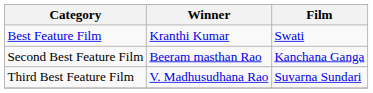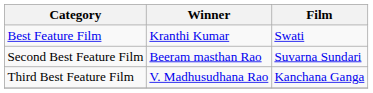(319, 56) Kanchana Ganga -> (318, 56) Suvarna Sundari
(318, 77) Suvarna Sundari -> (319, 77) Kanchana Ganga
